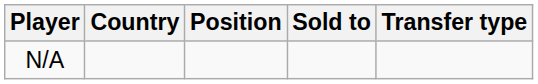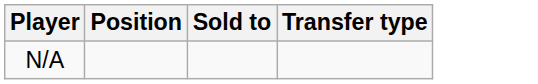- column: (135, 22)
